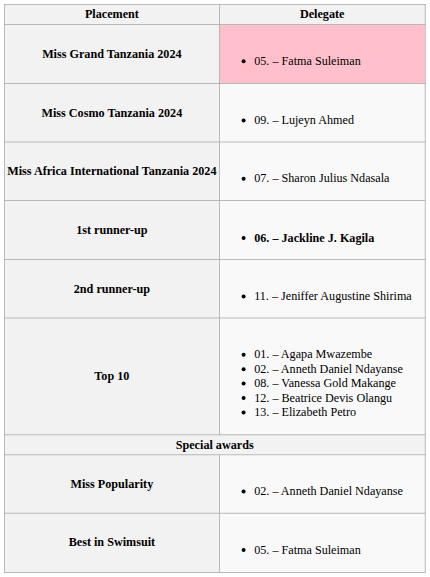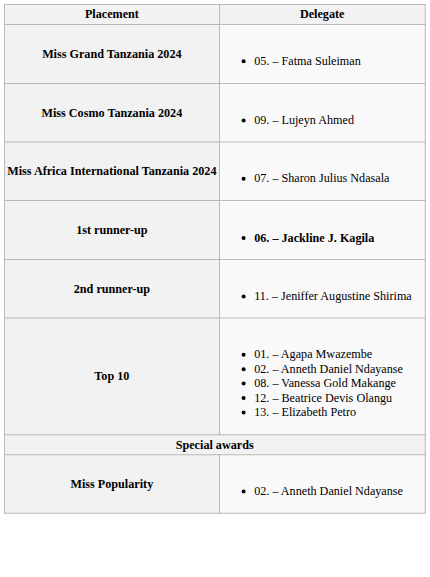(322, 61) pink background -> (322, 61) no background
- row: (112, 543)
